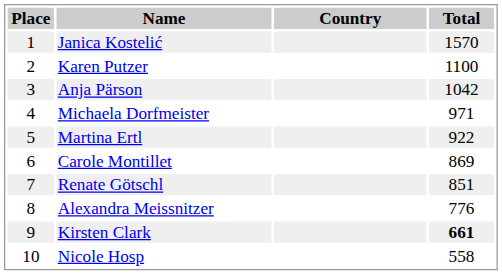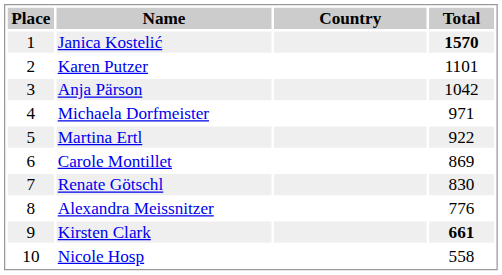(462, 42) normal -> (462, 42) bold
(462, 66) 1100 -> (462, 66) 1101
(462, 185) 851 -> (462, 185) 830
